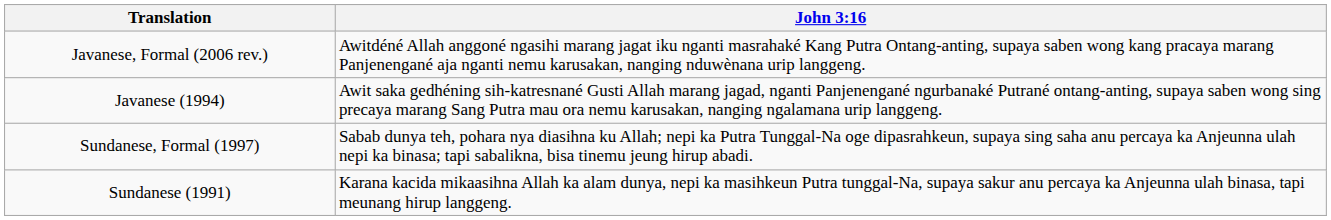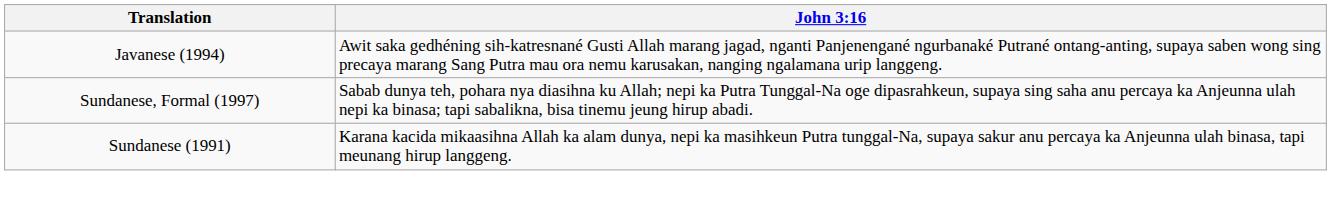- row: (170, 54)
